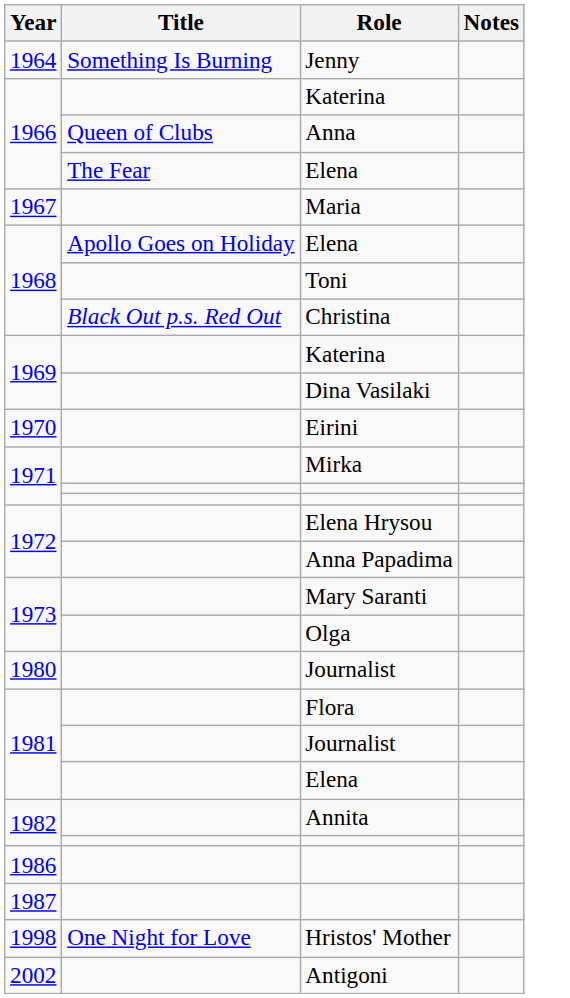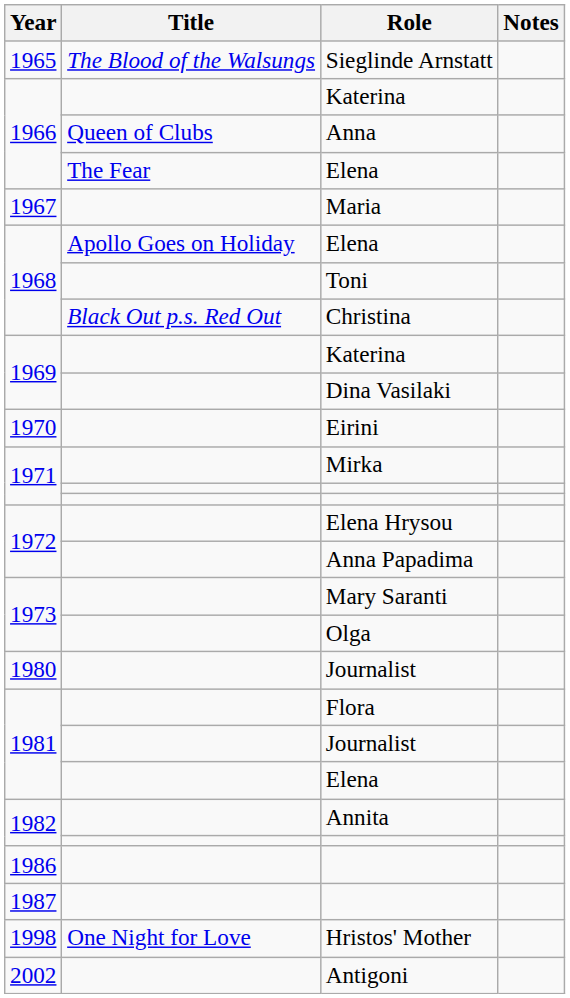- row: (33, 59)
+ row: (33, 59)
